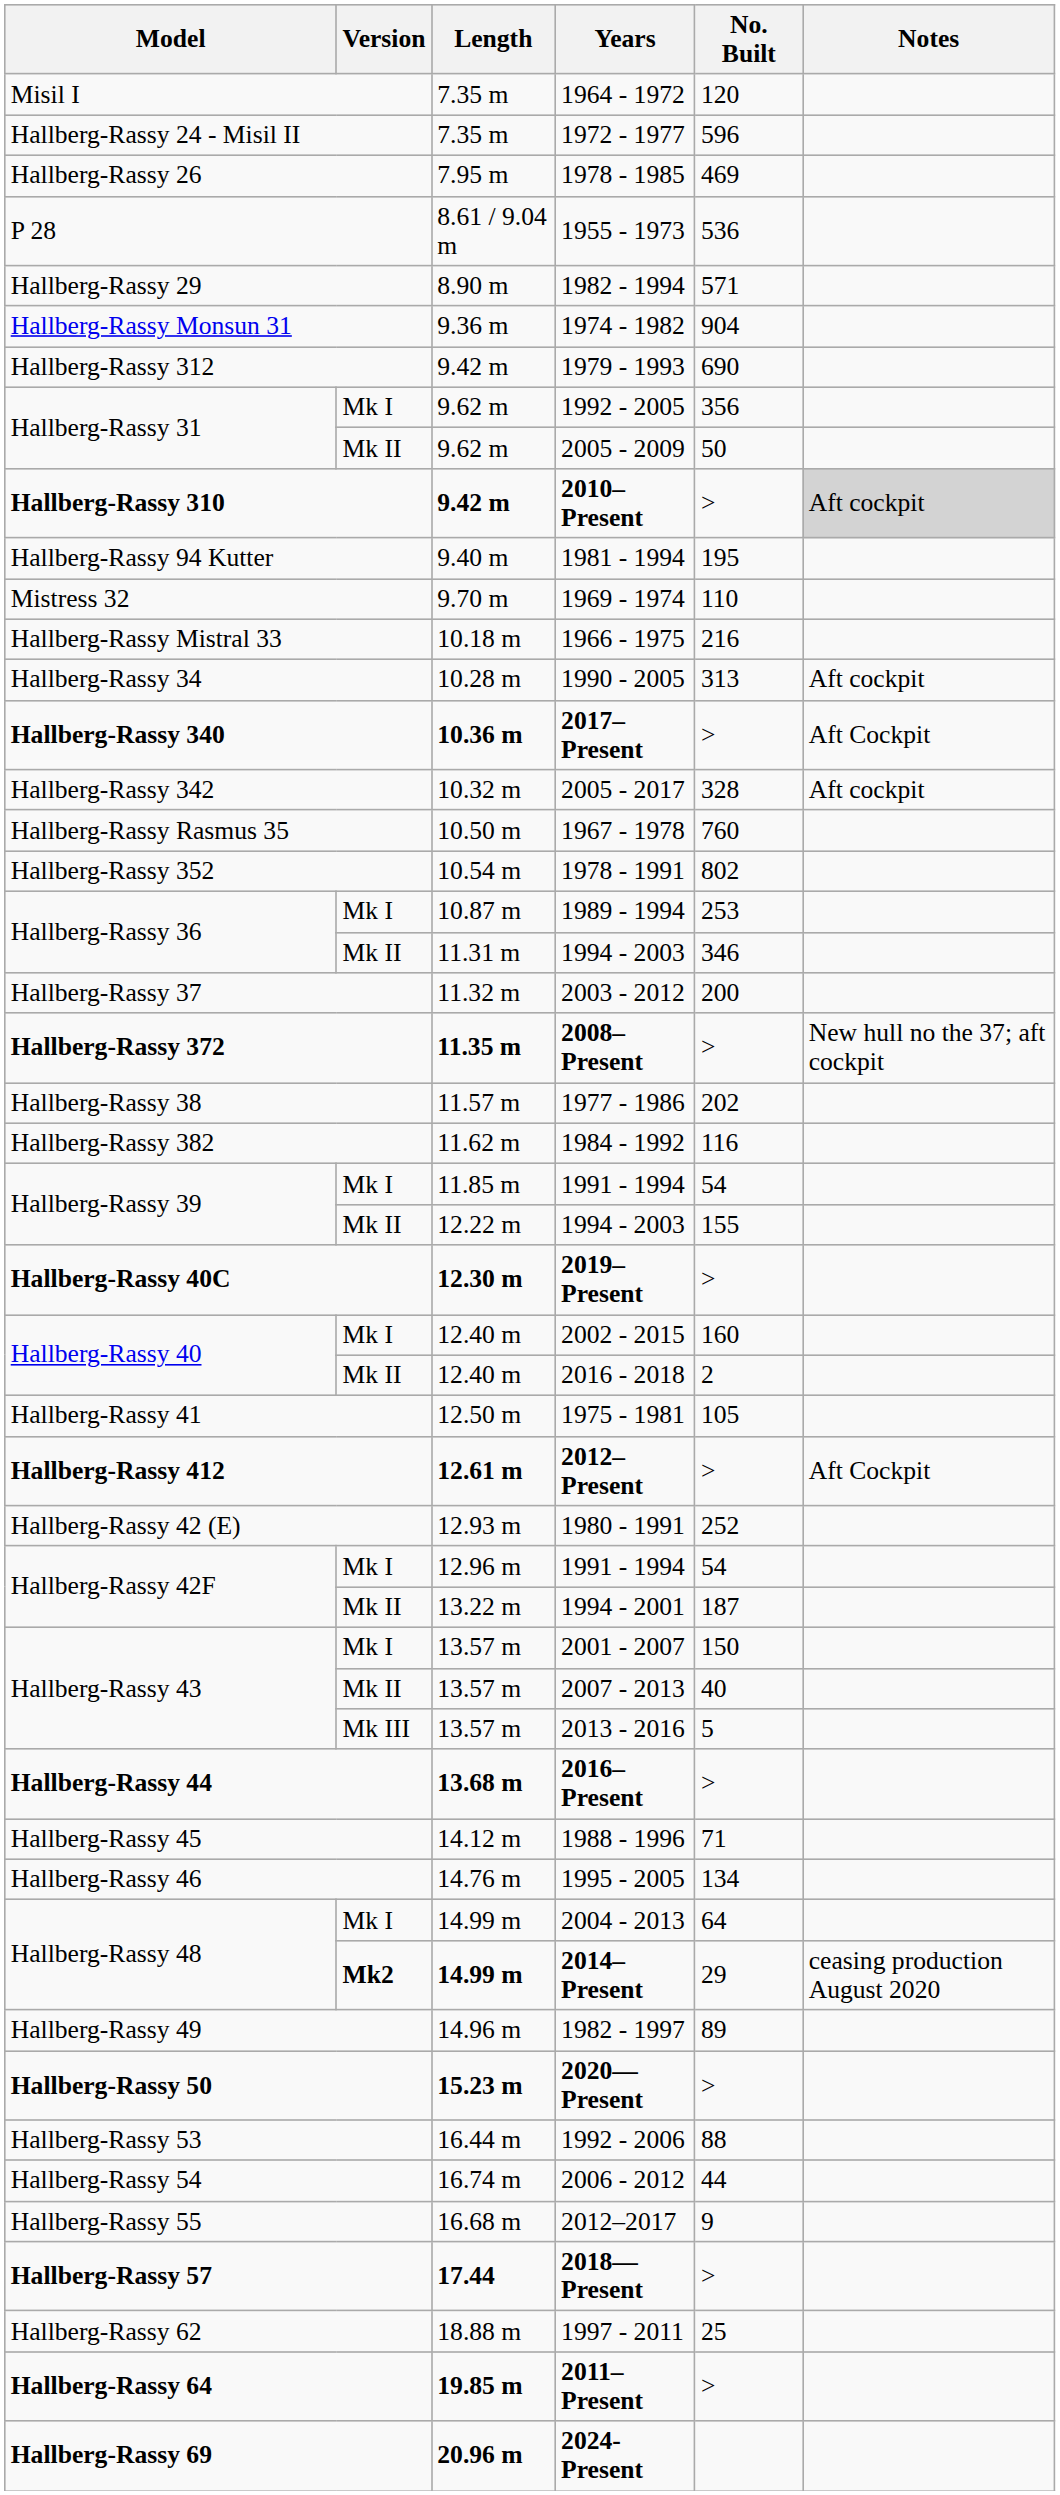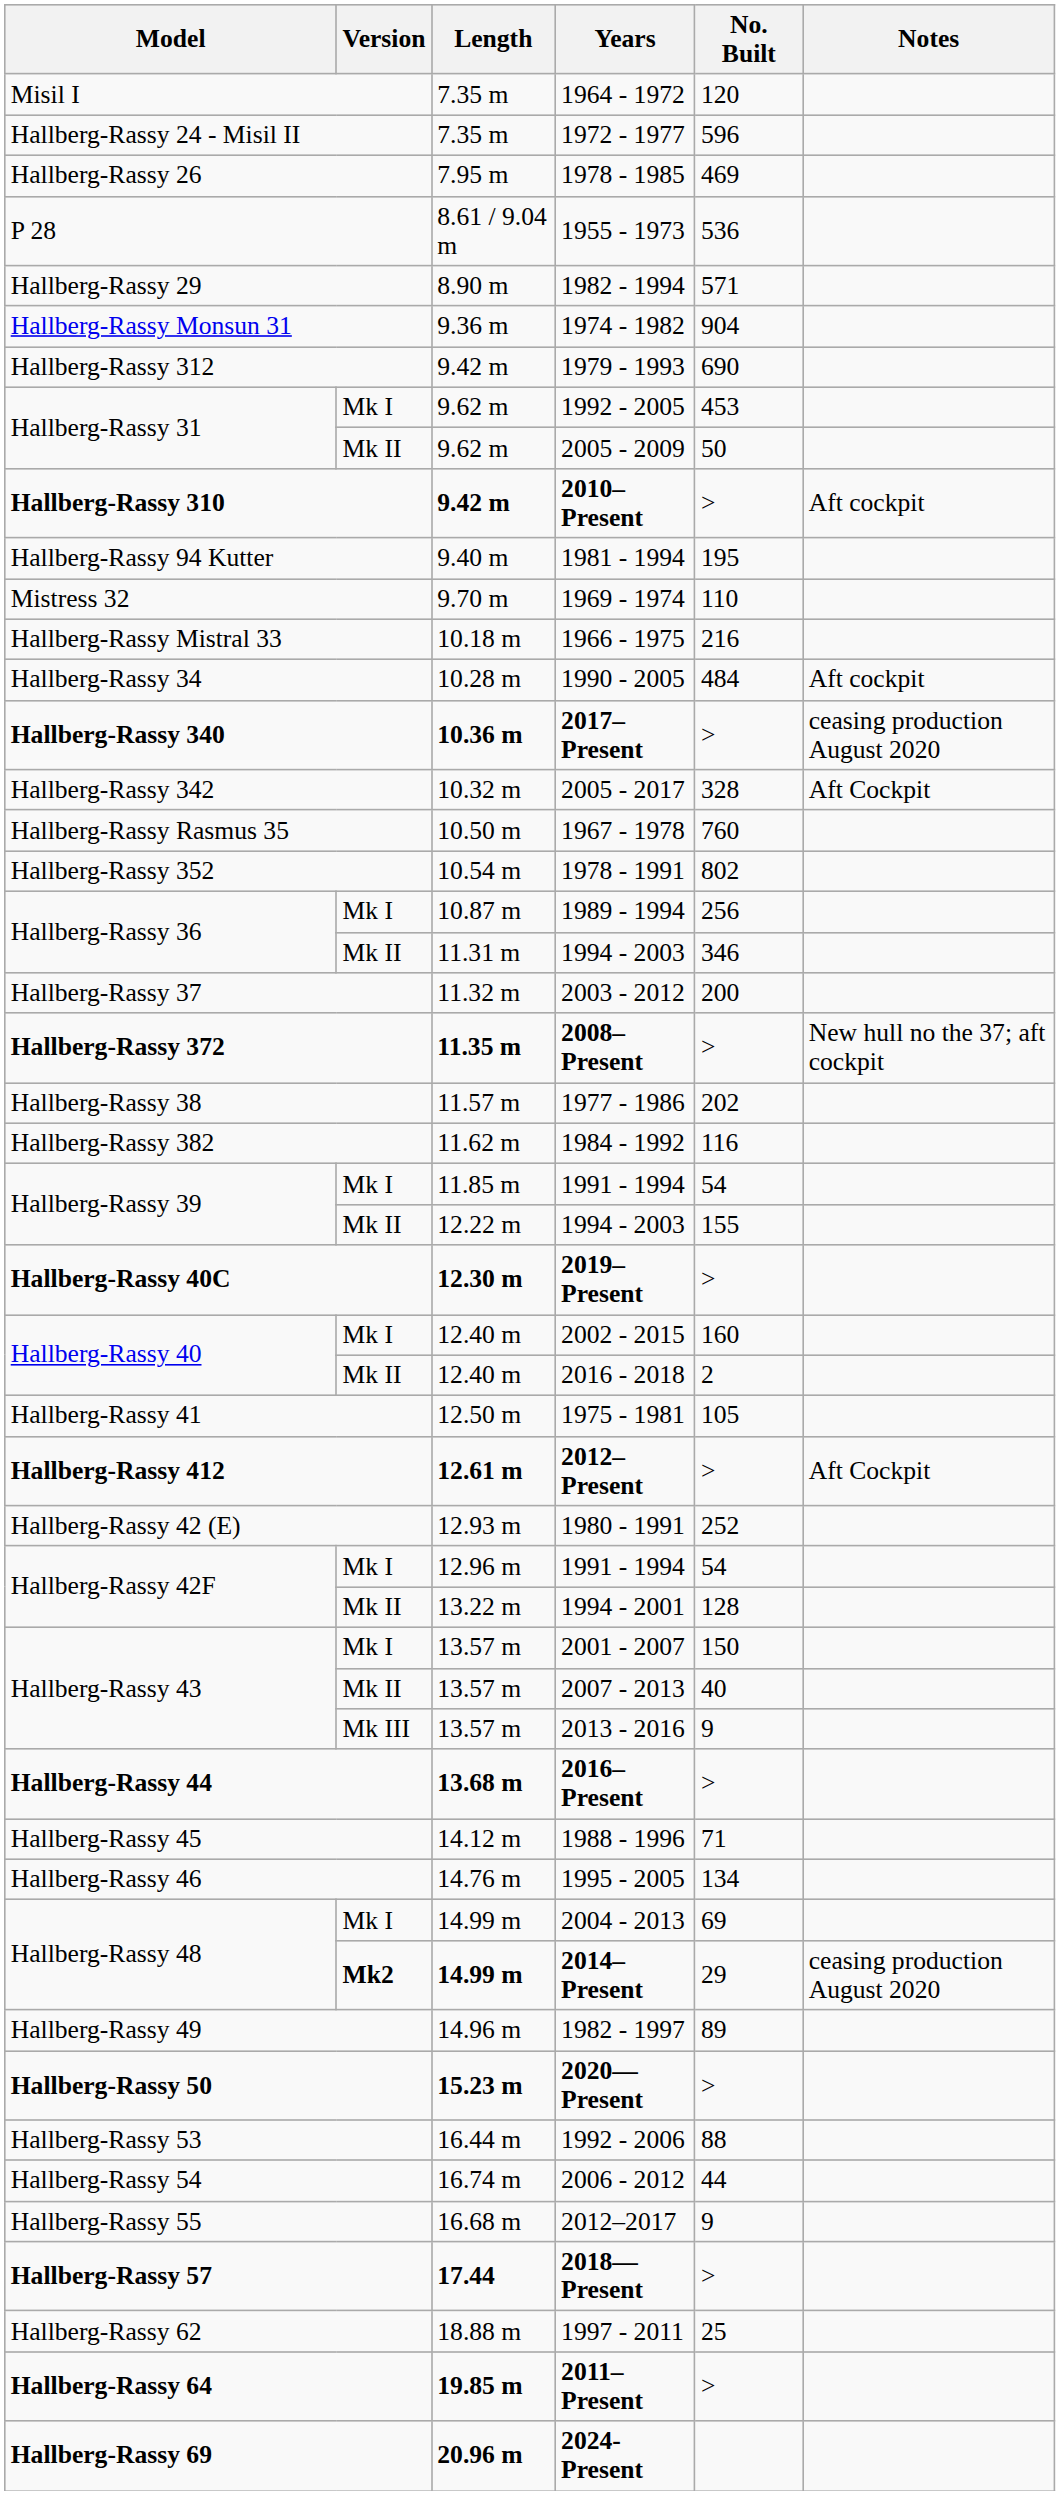(720, 407) 356 -> (720, 407) 453
(867, 502) lightgrey background -> (867, 502) no background
(720, 679) 313 -> (720, 679) 484
(869, 734) Aft Cockpit -> (906, 734) ceasing production August 2020
(867, 789) Aft cockpit -> (869, 789) Aft Cockpit
(720, 911) 253 -> (720, 911) 256
(720, 1606) 187 -> (720, 1606) 128
(707, 1728) 5 -> (707, 1728) 9
(714, 1919) 64 -> (714, 1919) 69
